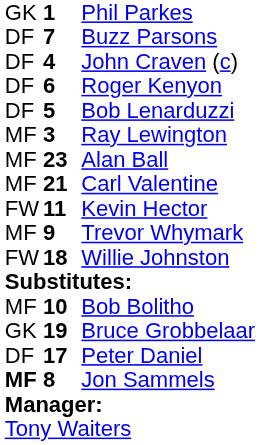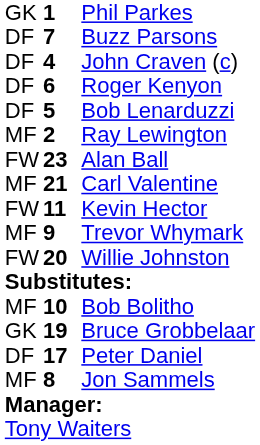(49, 135) 3 -> (49, 135) 2
(21, 159) MF -> (22, 159) FW
(55, 257) 18 -> (55, 257) 20
(21, 379) bold -> (21, 379) normal
